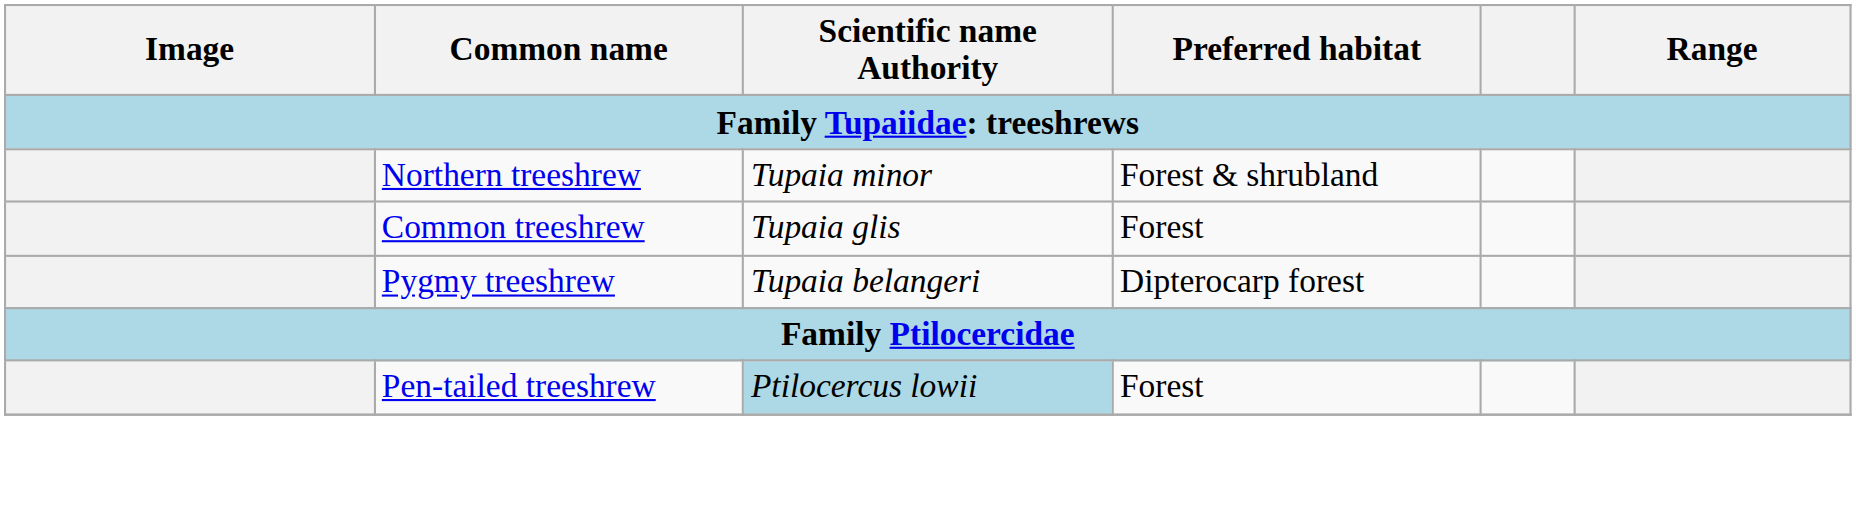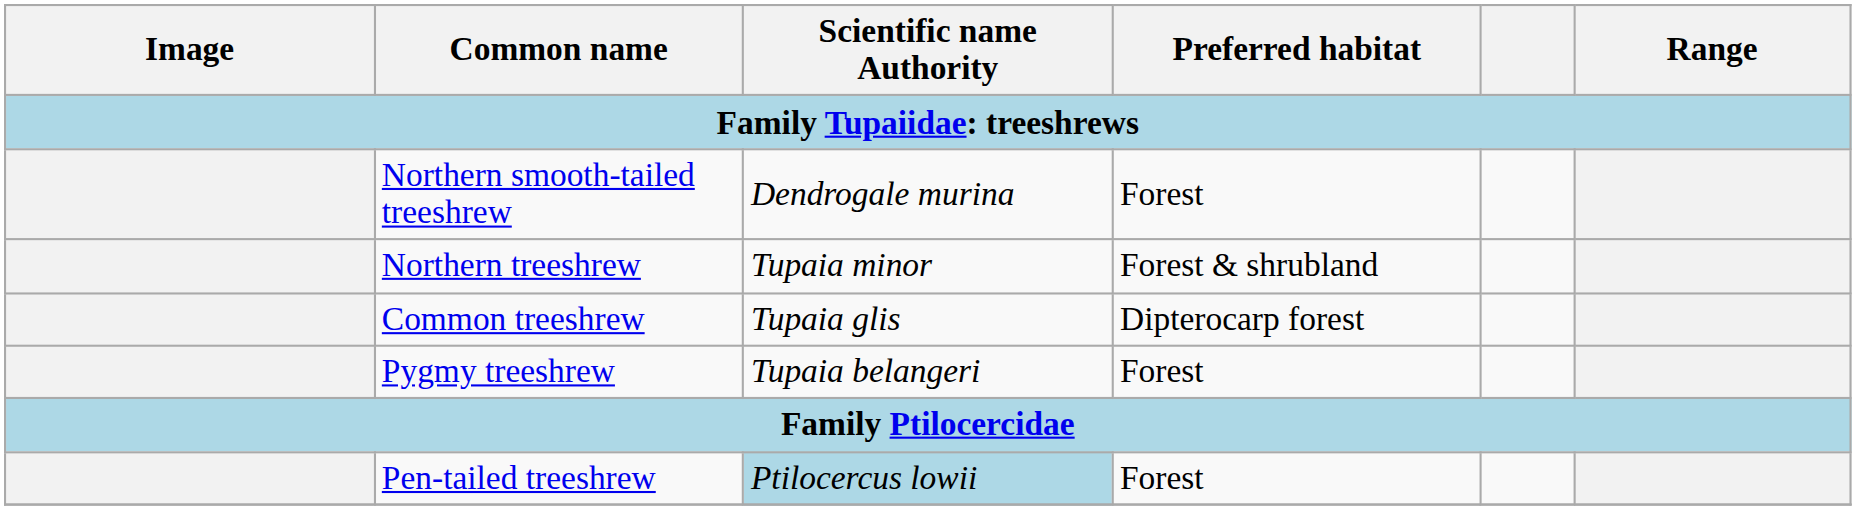+ row: (538, 193)
(1162, 227) Forest -> (1242, 318) Dipterocarp forest
(1242, 280) Dipterocarp forest -> (1162, 371) Forest
